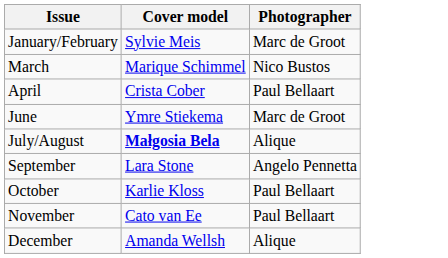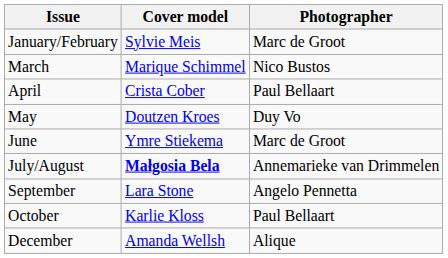+ row: (22, 116)
(274, 141) Alique -> (346, 166) Annemarieke van Drimmelen
- row: (41, 215)
